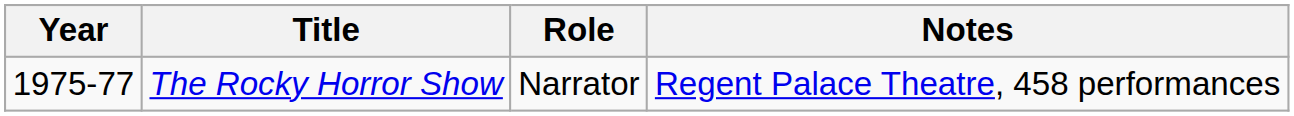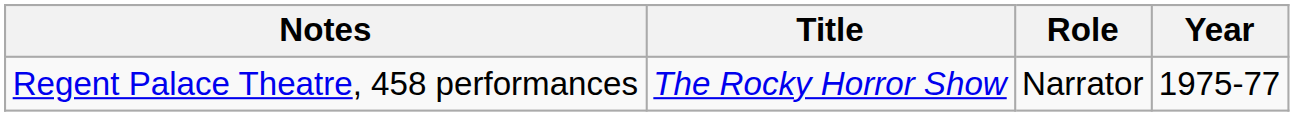columns swapped: (73, 30) <-> (968, 30)
